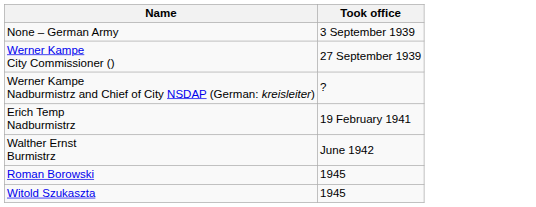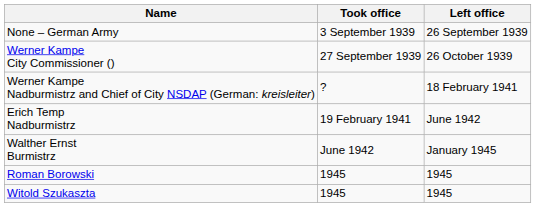+ column: (477, 13)
